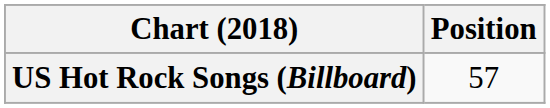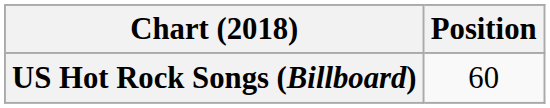(484, 77) 57 -> (484, 77) 60
